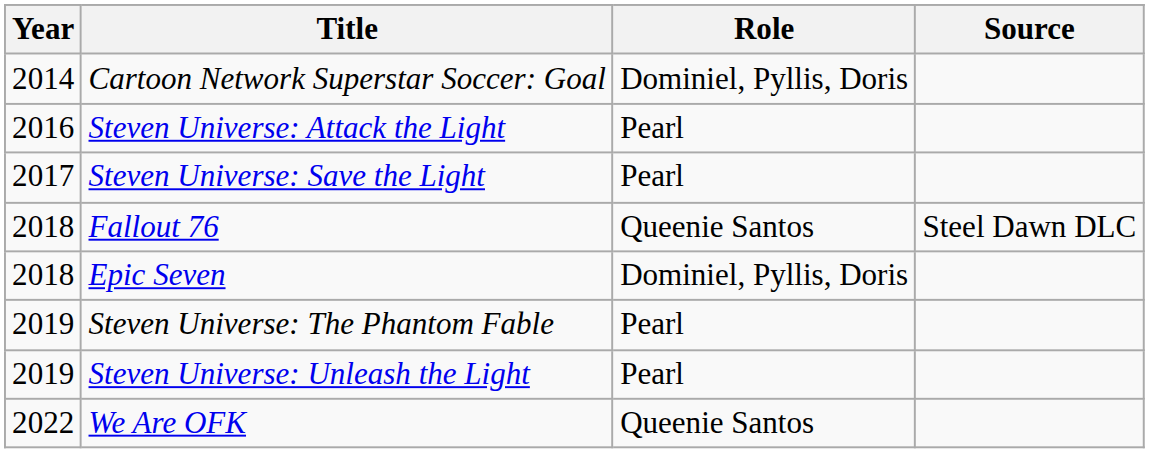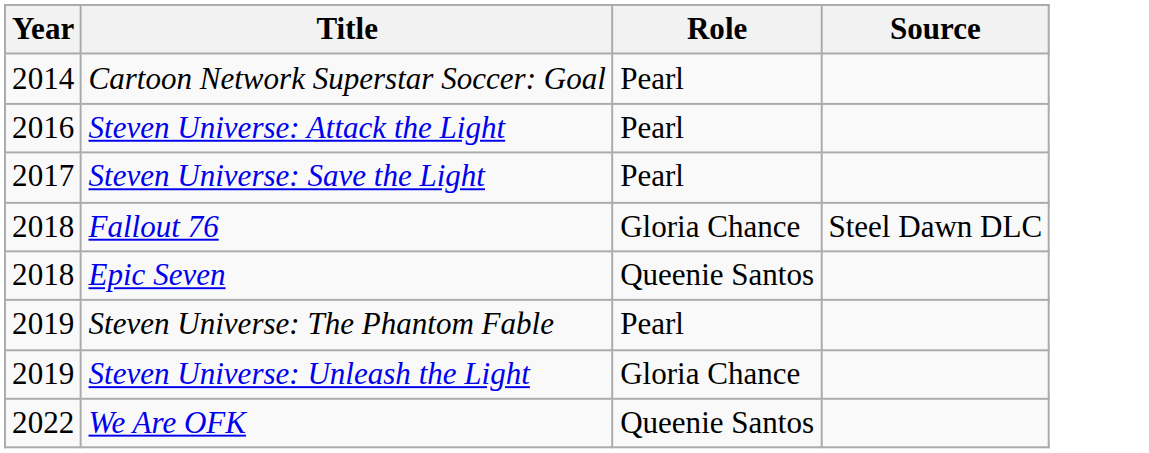(764, 78) Dominiel, Pyllis, Doris -> (652, 78) Pearl
(717, 226) Queenie Santos -> (710, 226) Gloria Chance
(764, 275) Dominiel, Pyllis, Doris -> (717, 275) Queenie Santos
(652, 373) Pearl -> (710, 373) Gloria Chance
